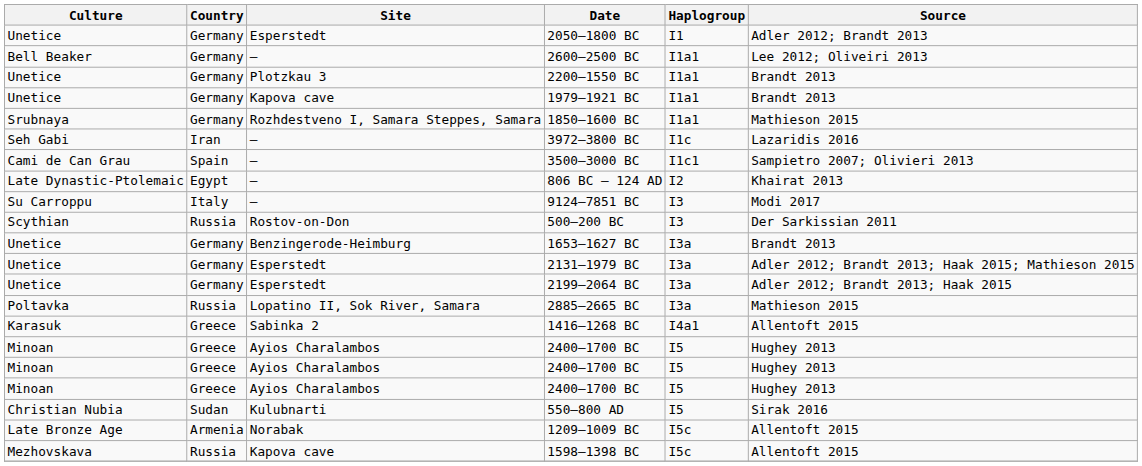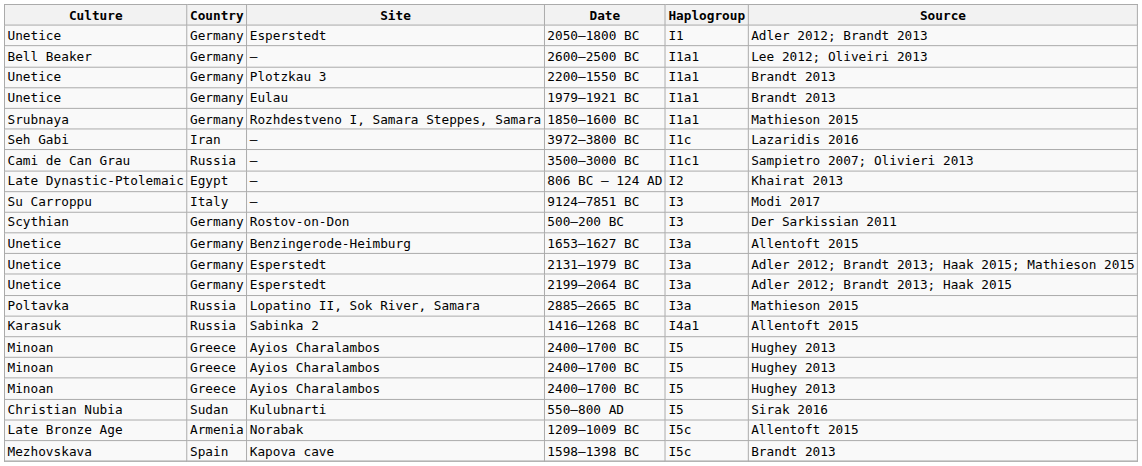(292, 98) Kapova cave -> (269, 98) Eulau
(209, 160) Spain -> (213, 160) Russia
(213, 223) Russia -> (217, 223) Germany
(793, 243) Brandt 2013 -> (805, 243) Allentoft 2015
(213, 326) Greece -> (213, 326) Russia
(213, 451) Russia -> (209, 451) Spain
(805, 451) Allentoft 2015 -> (793, 451) Brandt 2013
